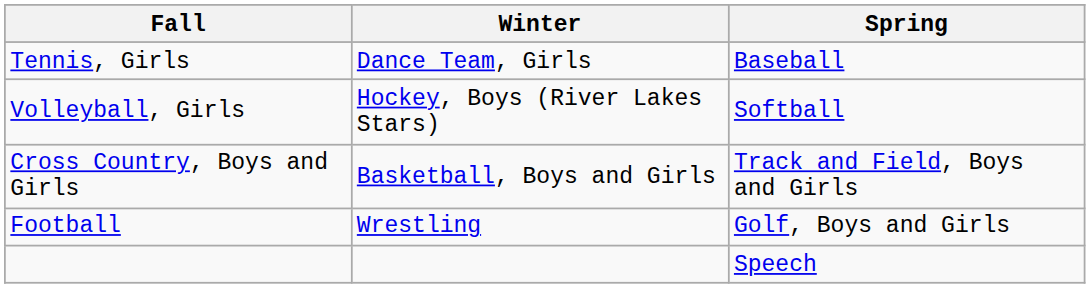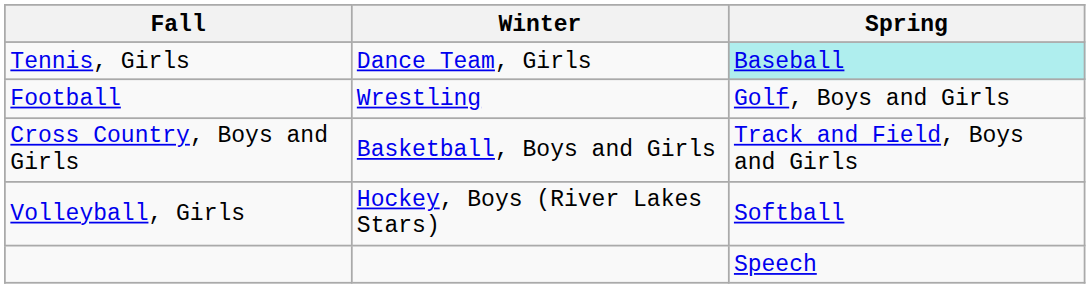(789, 61) no background -> (789, 61) paleturquoise background
rows swapped: (66, 227) <-> (128, 112)
